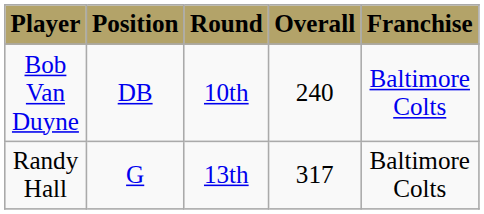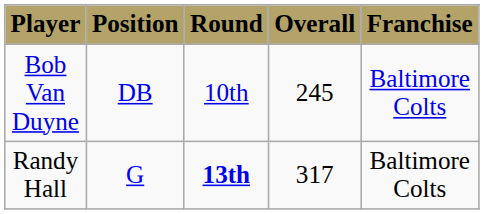(315, 92) 240 -> (315, 92) 245
(226, 174) normal -> (226, 174) bold
